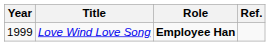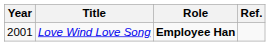(20, 31) 1999 -> (20, 31) 2001
